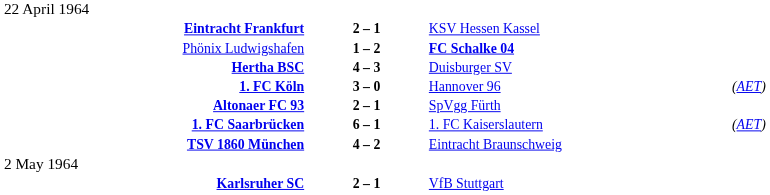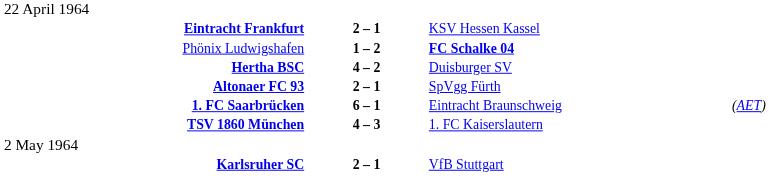(366, 67) 4 – 3 -> (366, 67) 4 – 2
- row: (272, 86)
(486, 125) 1. FC Kaiserslautern -> (495, 105) Eintracht Braunschweig
(366, 144) 4 – 2 -> (366, 125) 4 – 3
(495, 144) Eintracht Braunschweig -> (486, 125) 1. FC Kaiserslautern
